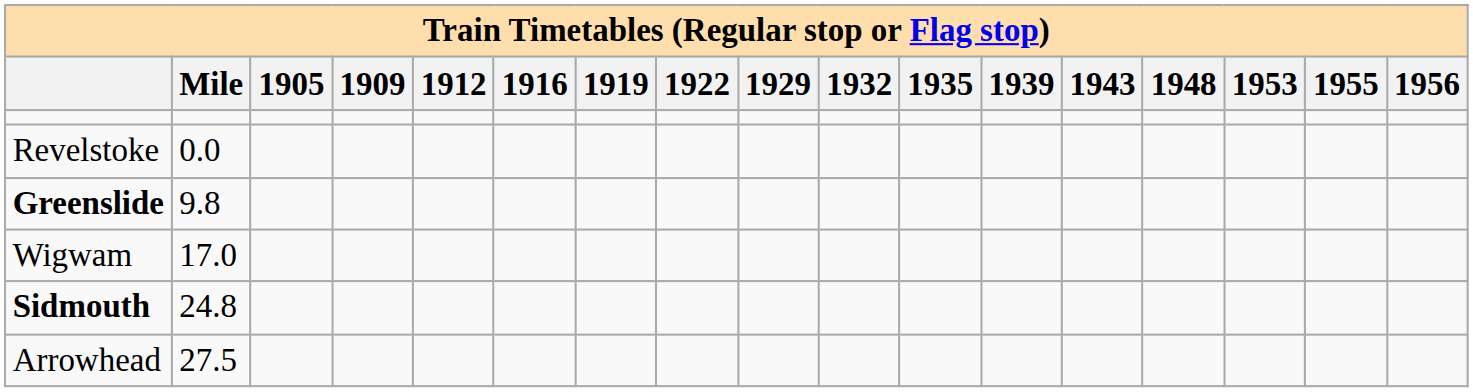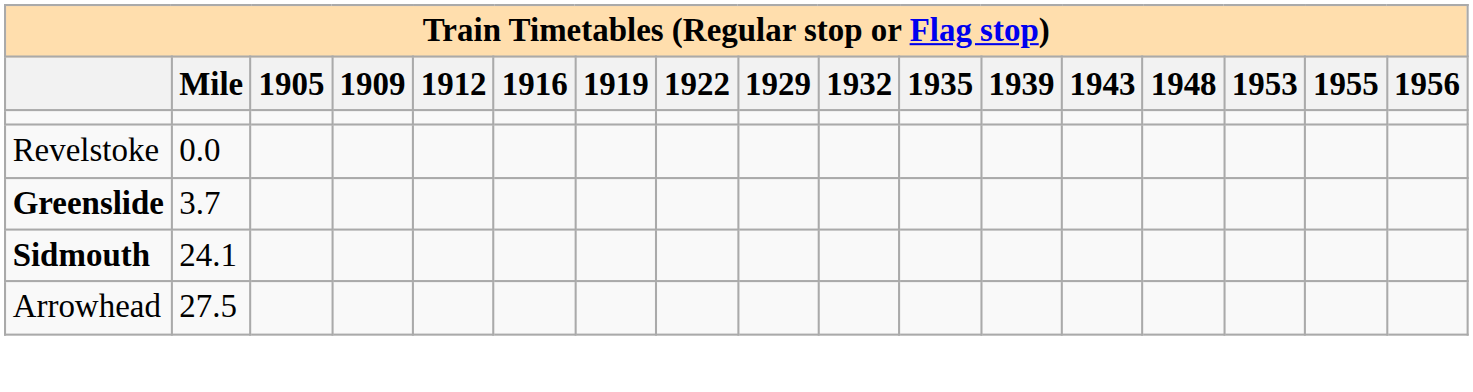(200, 202) 9.8 -> (200, 202) 3.7
- row: (72, 254)
(208, 307) 24.8 -> (208, 254) 24.1
